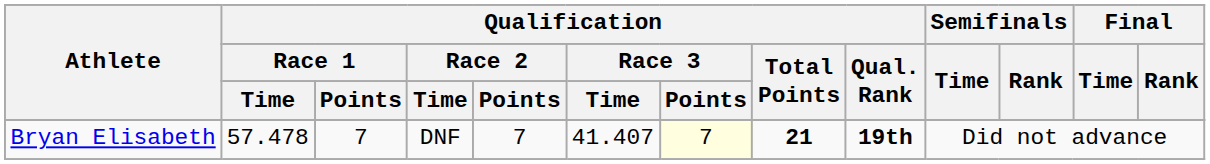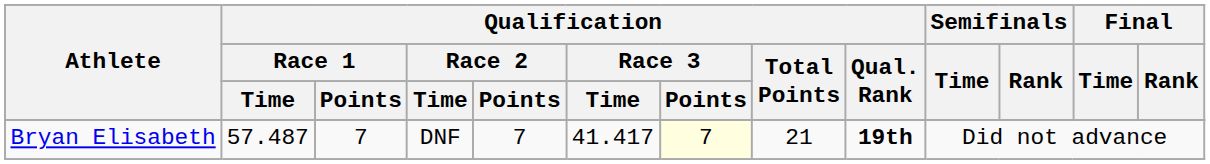(268, 139) 57.478 -> (268, 139) 57.487
(613, 139) 41.407 -> (613, 139) 41.417
(799, 139) bold -> (799, 139) normal
